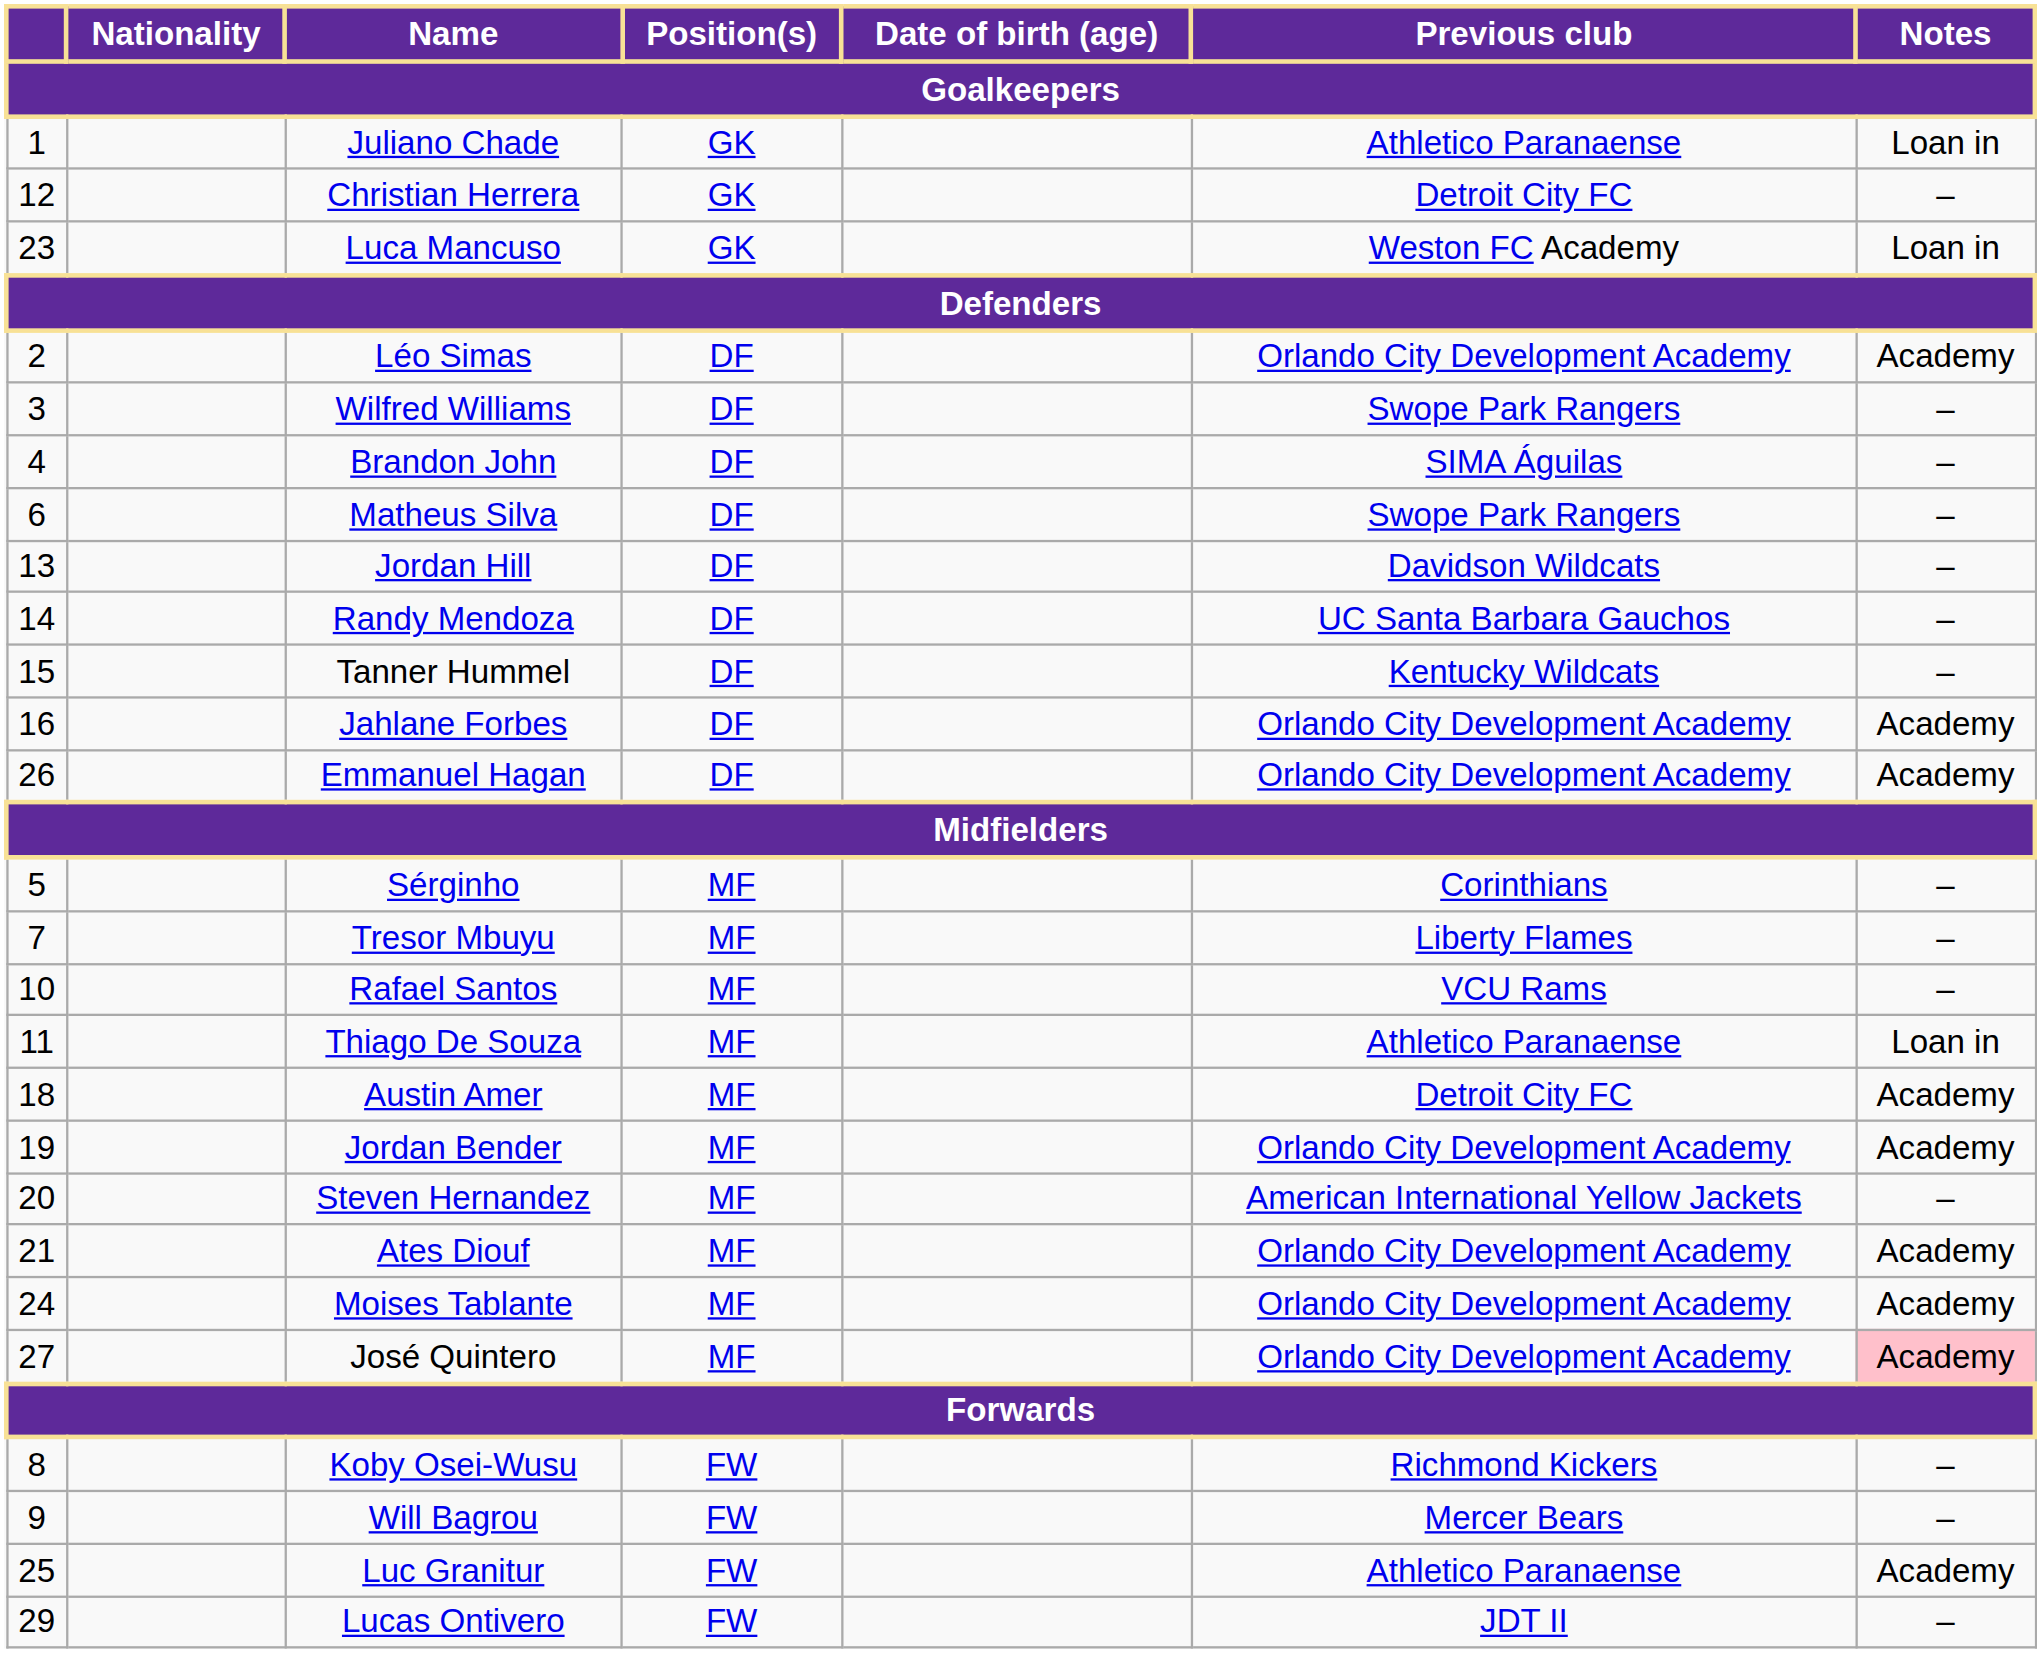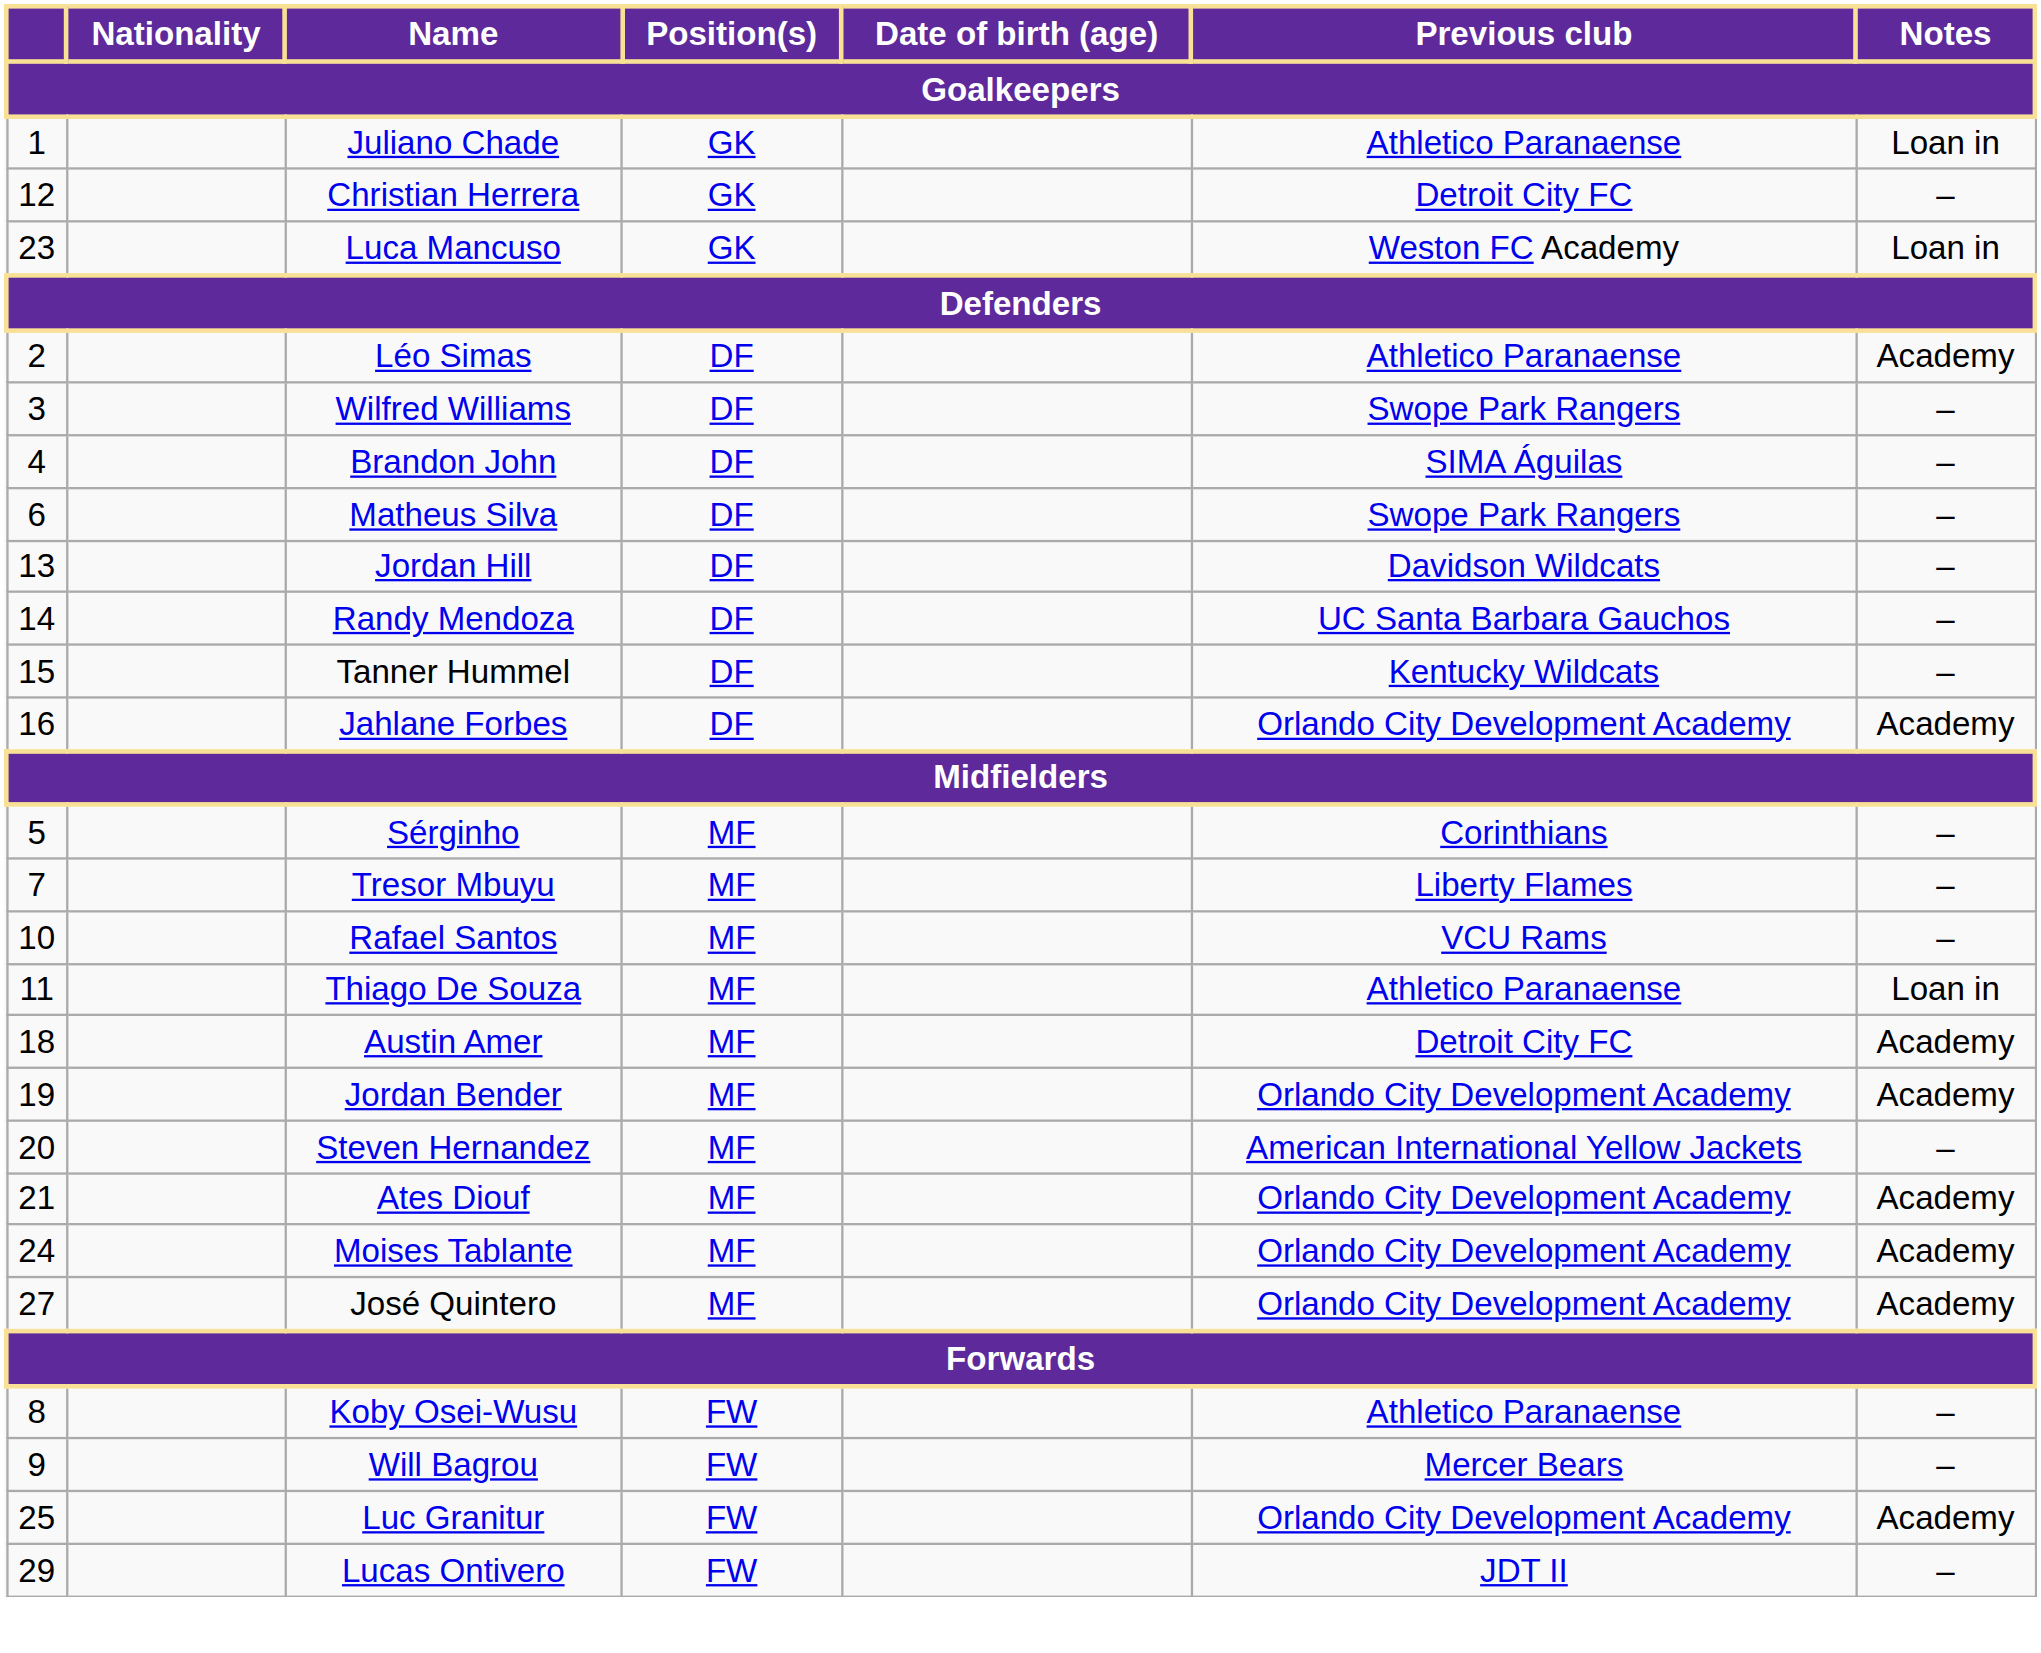(1524, 357) Orlando City Development Academy -> (1524, 357) Athletico Paranaense
- row: (453, 776)
(1946, 1356) pink background -> (1946, 1304) no background
(1524, 1465) Richmond Kickers -> (1524, 1413) Athletico Paranaense
(1524, 1570) Athletico Paranaense -> (1524, 1518) Orlando City Development Academy
